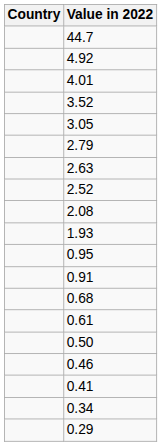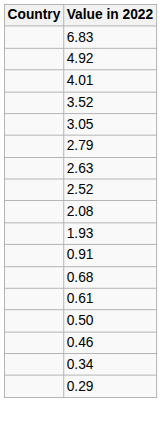- row: (80, 37)
+ row: (80, 37)
- row: (80, 255)
- row: (80, 386)
